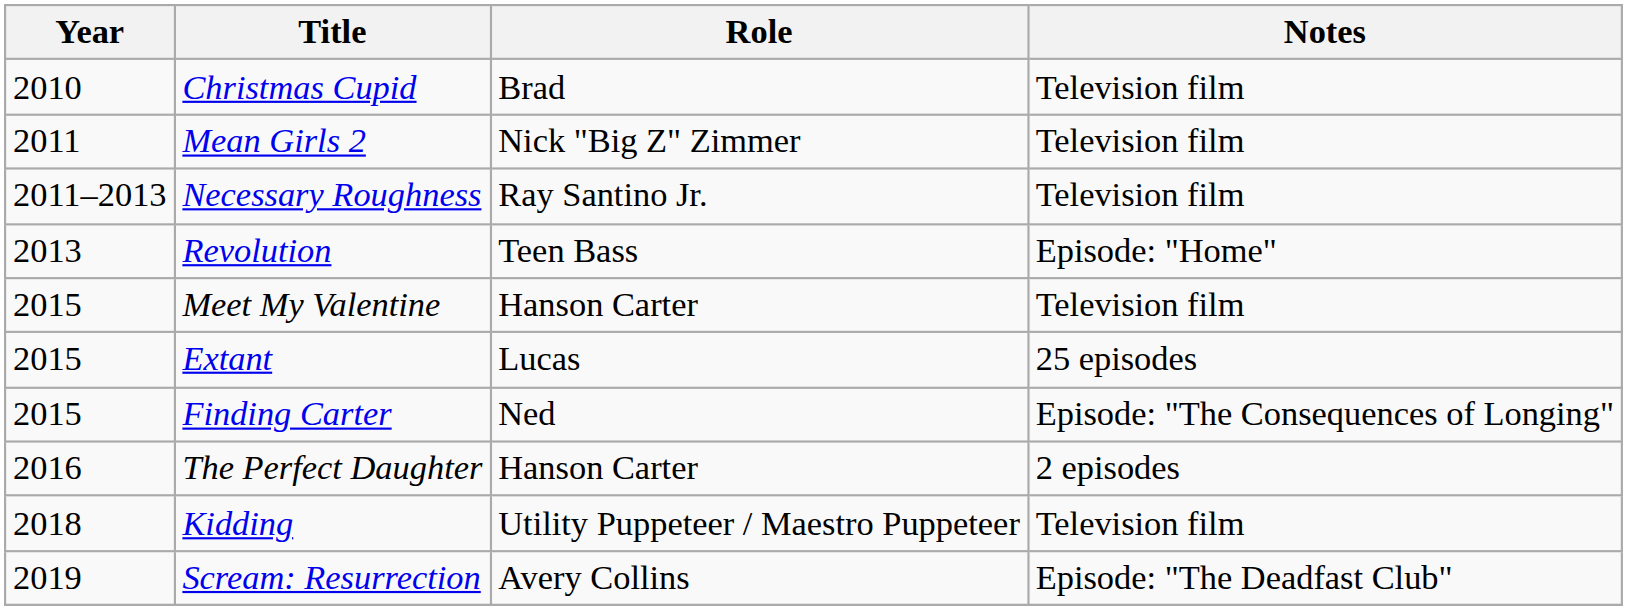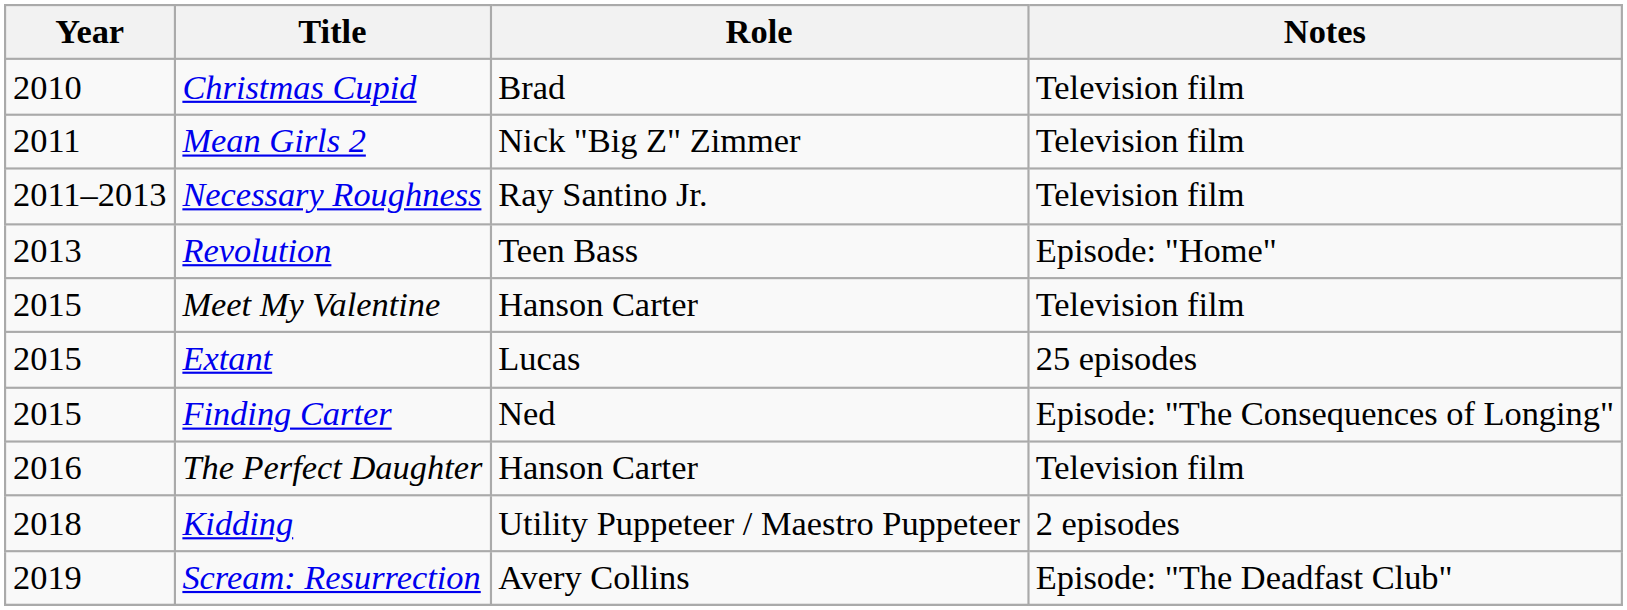(1108, 468) 2 episodes -> (1140, 468) Television film
(1140, 522) Television film -> (1108, 522) 2 episodes
